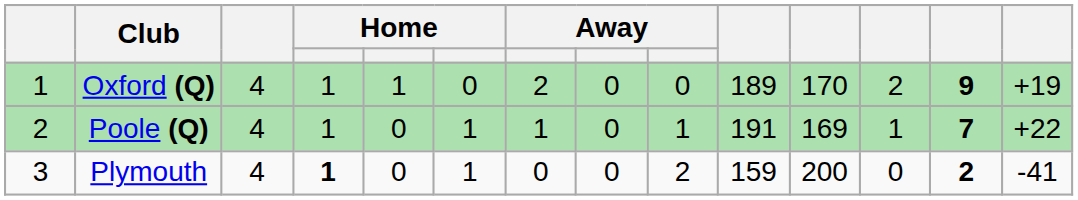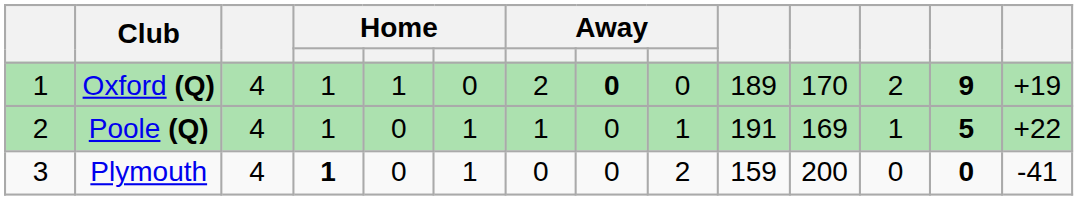(612, 84) normal -> (612, 84) bold
(966, 128) 7 -> (966, 128) 5
(966, 172) 2 -> (966, 172) 0
